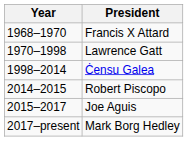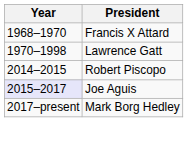- row: (120, 70)
(37, 107) no background -> (37, 88) lavender background
